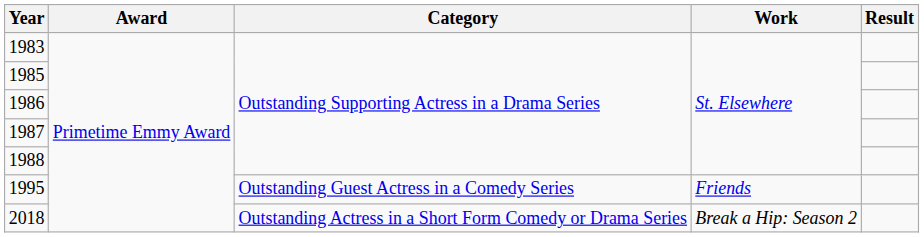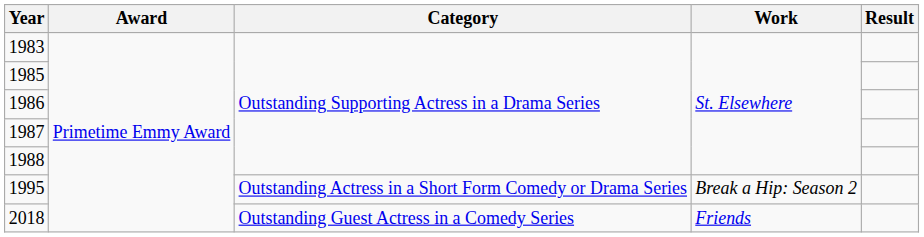(406, 189) Outstanding Guest Actress in a Comedy Series -> (463, 189) Outstanding Actress in a Short Form Comedy or Drama Series
(723, 189) Friends -> (776, 189) Break a Hip: Season 2
(463, 217) Outstanding Actress in a Short Form Comedy or Drama Series -> (406, 217) Outstanding Guest Actress in a Comedy Series
(776, 217) Break a Hip: Season 2 -> (723, 217) Friends
